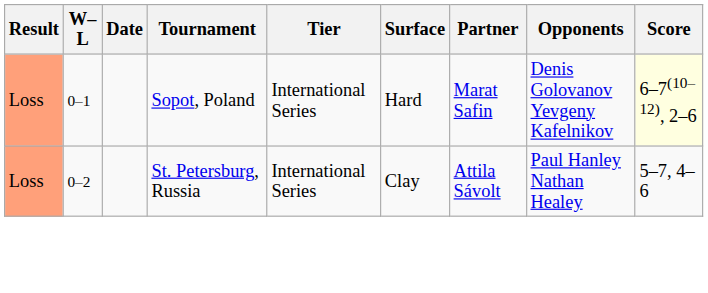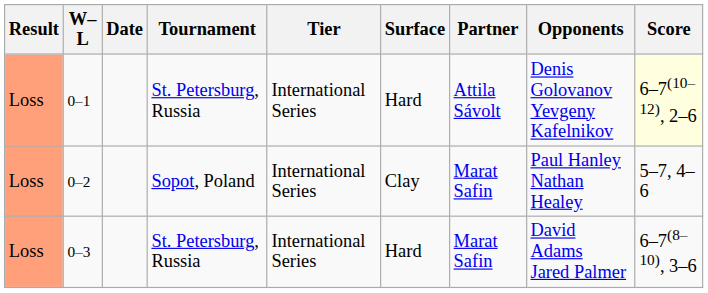(203, 100) Sopot, Poland -> (205, 100) St. Petersburg, Russia
(476, 100) Marat Safin -> (477, 100) Attila Sávolt
(205, 180) St. Petersburg, Russia -> (203, 180) Sopot, Poland
(477, 180) Attila Sávolt -> (476, 180) Marat Safin
+ row: (79, 252)
